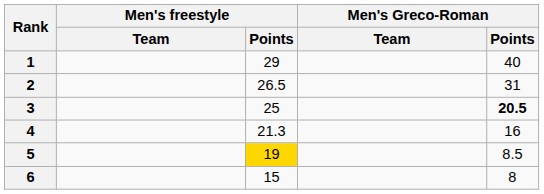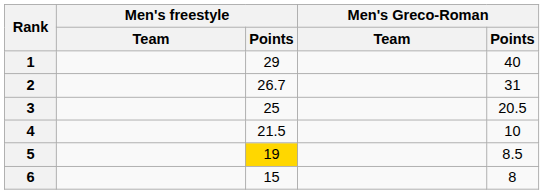(271, 85) 26.5 -> (271, 85) 26.7
(512, 108) bold -> (512, 108) normal
(271, 131) 21.3 -> (271, 131) 21.5
(512, 131) 16 -> (512, 131) 10
